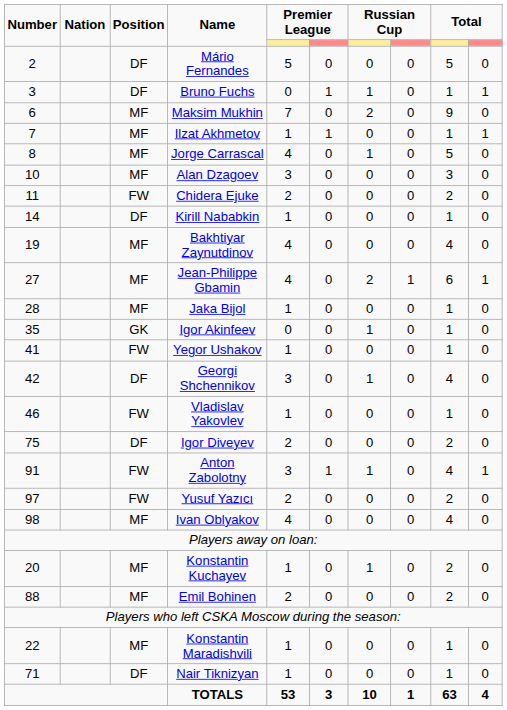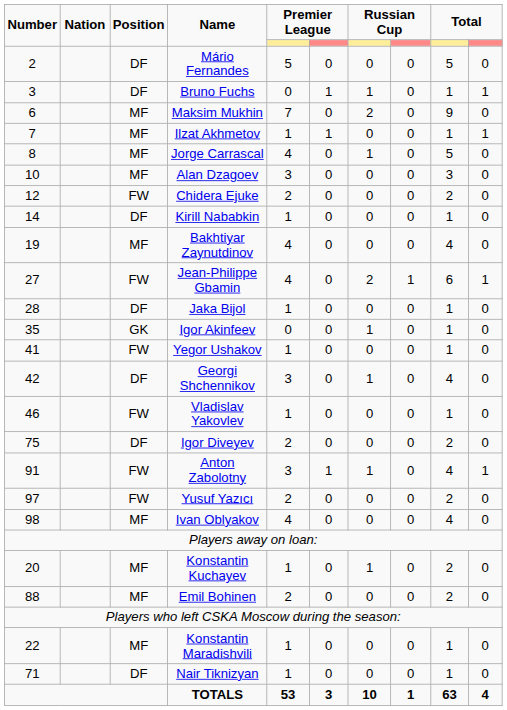(32, 196) 11 -> (32, 196) 12
(139, 280) MF -> (139, 280) FW
(139, 308) MF -> (139, 308) DF
